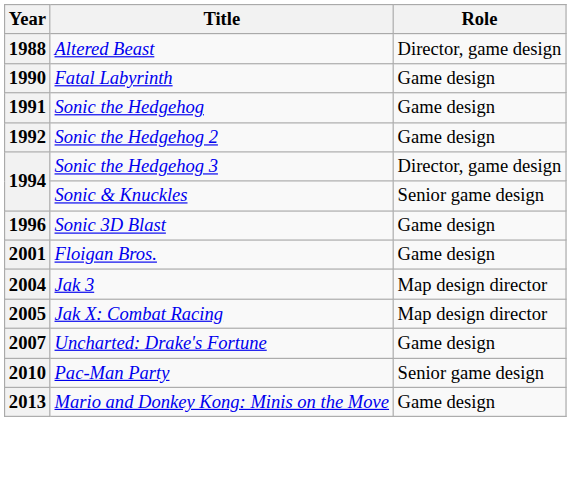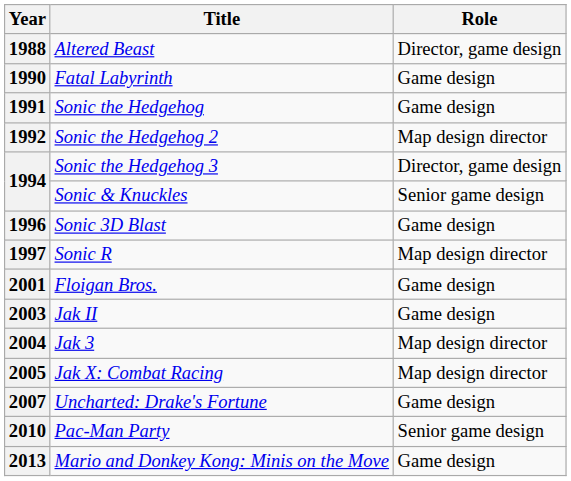(446, 136) Game design -> (472, 136) Map design director
+ row: (27, 254)
+ row: (27, 313)
